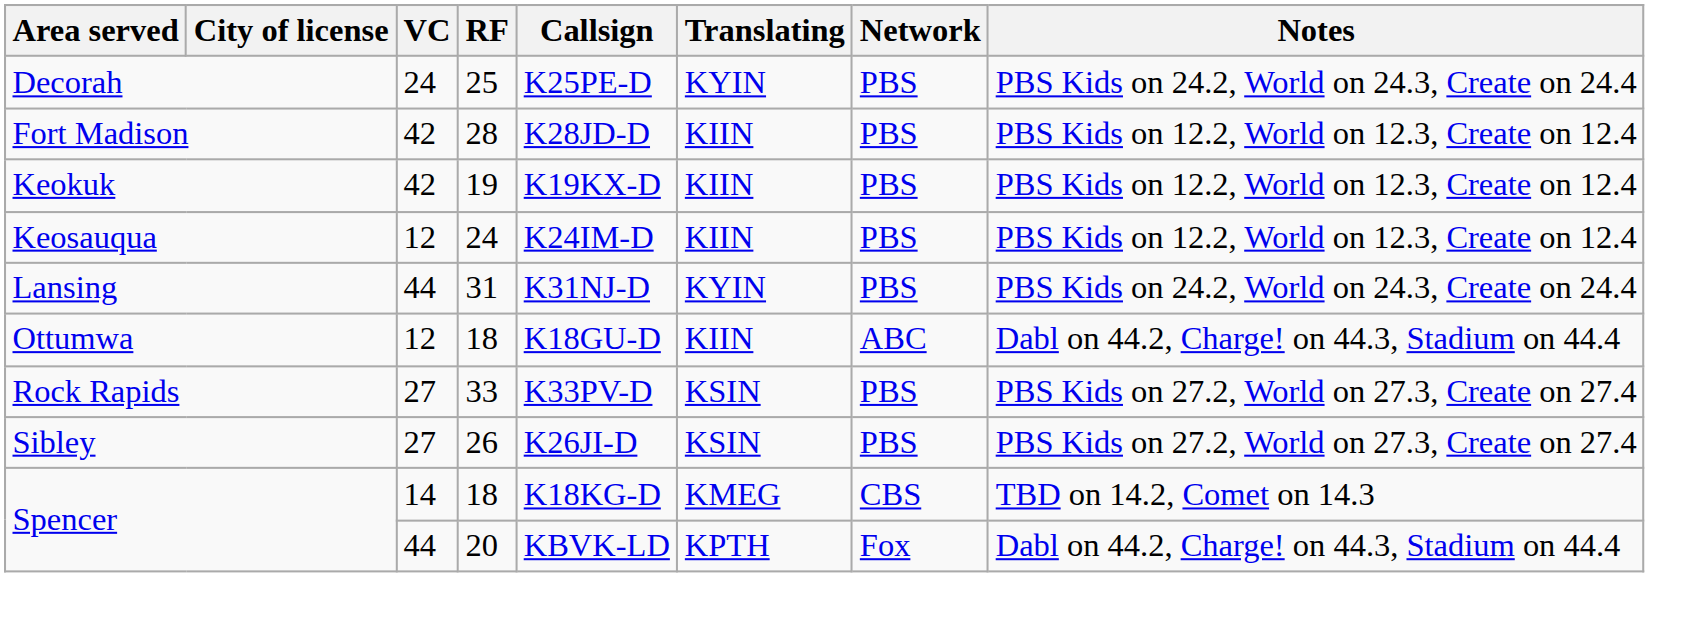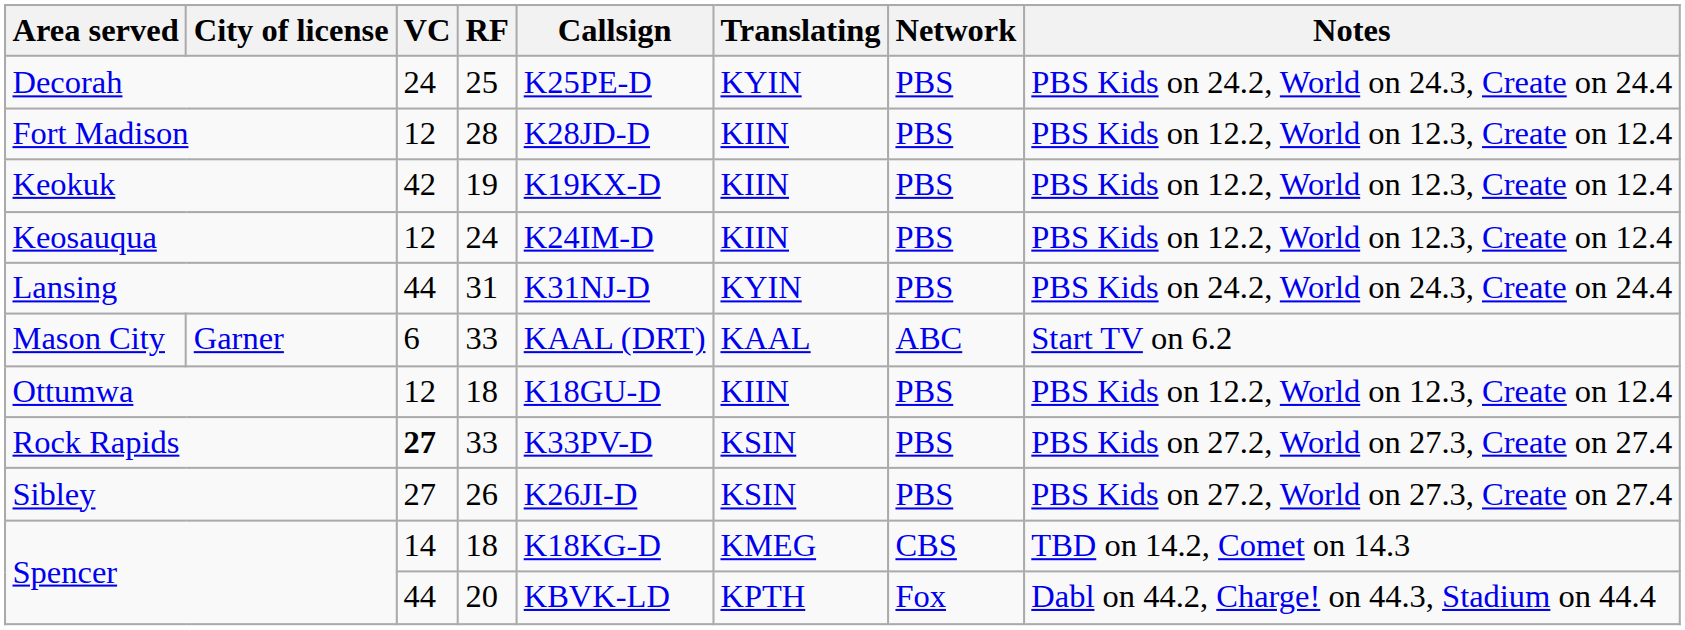(420, 133) 42 -> (420, 133) 12
+ row: (89, 339)
(893, 339) ABC -> (924, 390) PBS
(1308, 339) Dabl on 44.2, Charge! on 44.3, Stadium on 44.4 -> (1352, 390) PBS Kids on 12.2, World on 12.3, Create on 12.4
(420, 390) normal -> (420, 442) bold
